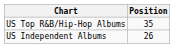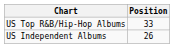(148, 24) 35 -> (148, 24) 33
